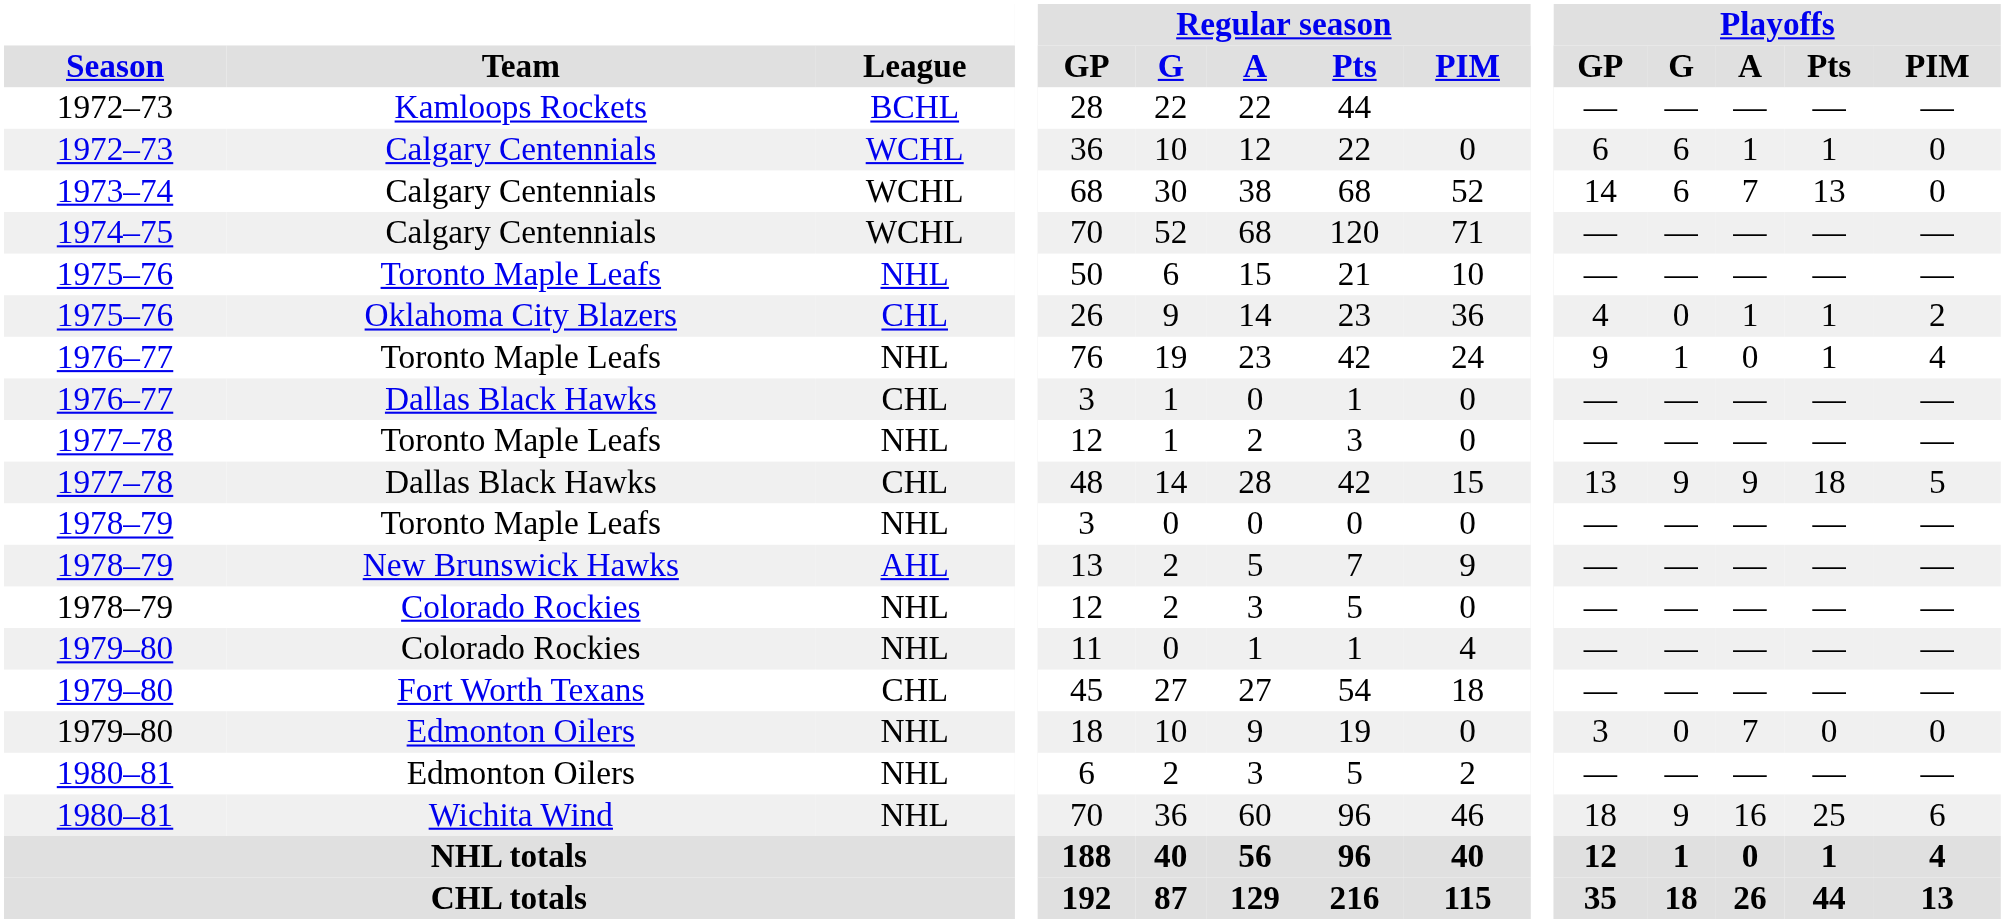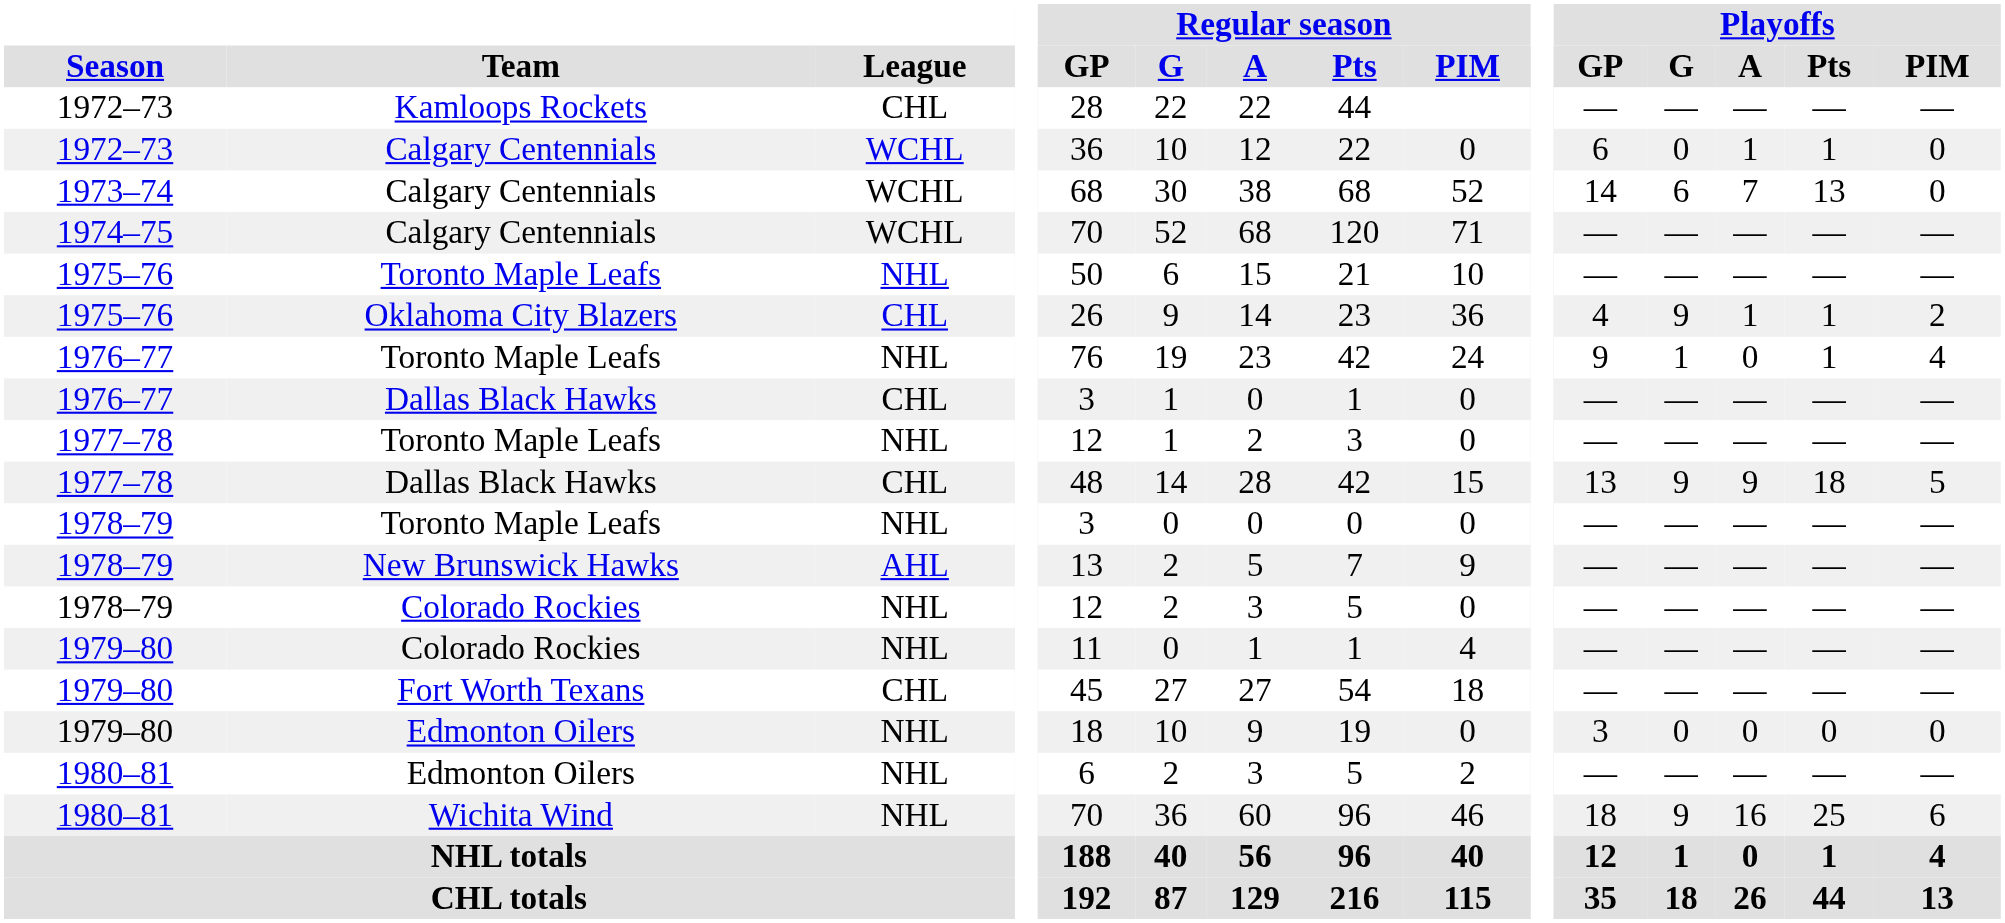(915, 107) BCHL -> (915, 107) CHL
(1681, 149) 6 -> (1681, 149) 0
(1681, 315) 0 -> (1681, 315) 9
(1750, 731) 7 -> (1750, 731) 0
